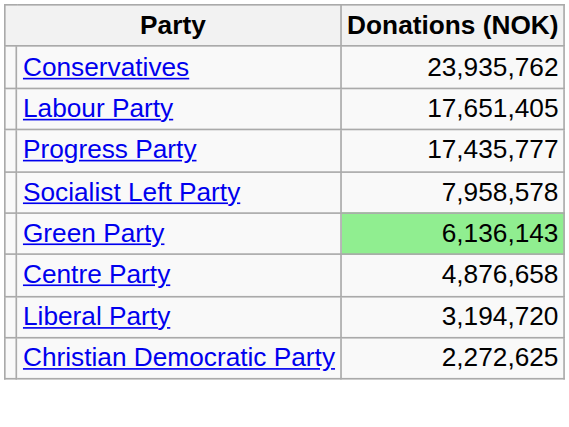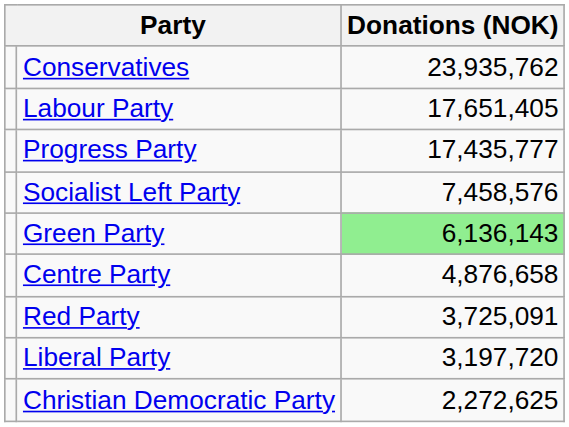(500, 191) 7,958,578 -> (500, 191) 7,458,576
+ row: (81, 316)
(500, 316) 3,194,720 -> (500, 358) 3,197,720
